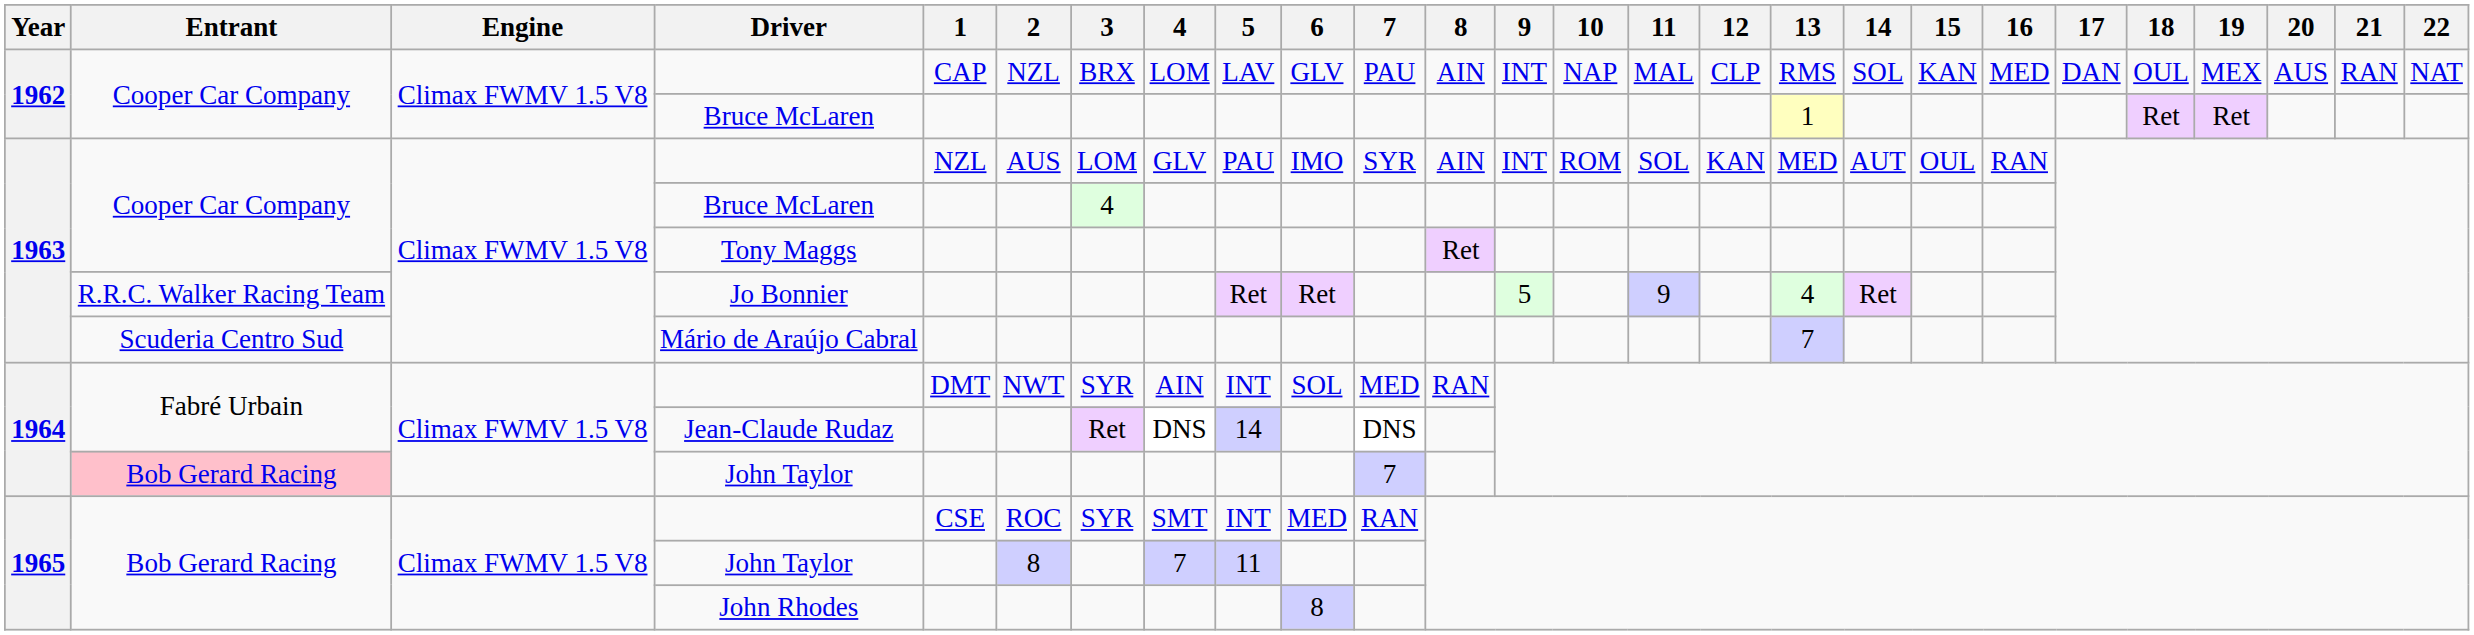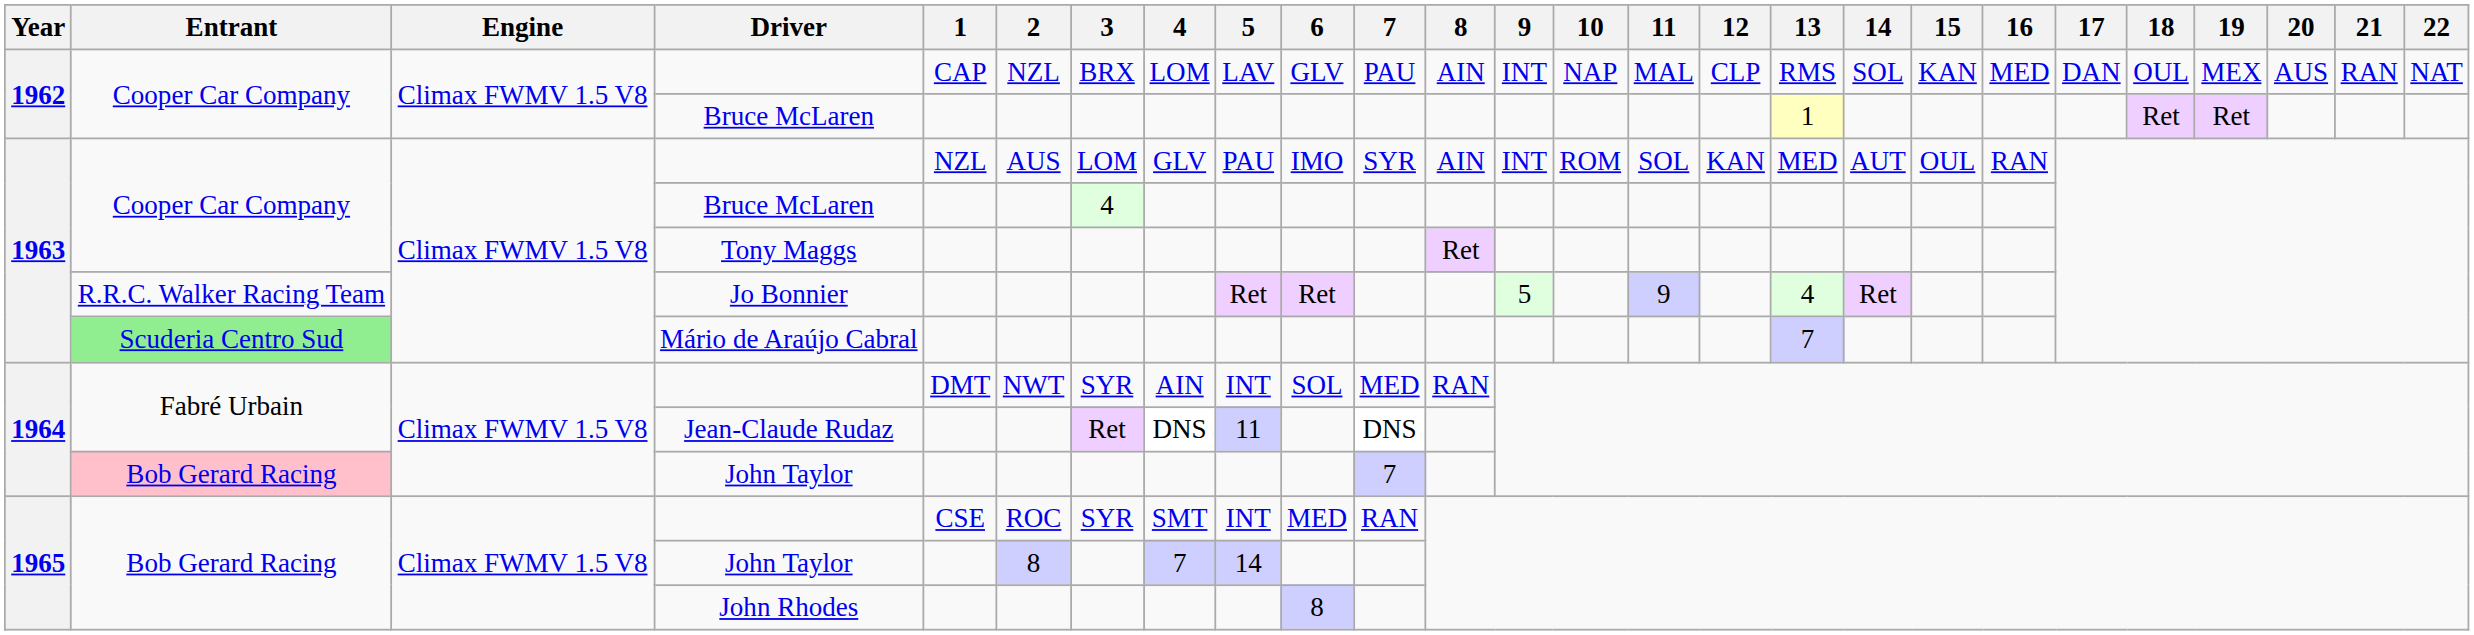(231, 339) no background -> (231, 339) lightgreen background
(1248, 428) 14 -> (1248, 428) 11
(1248, 562) 11 -> (1248, 562) 14
